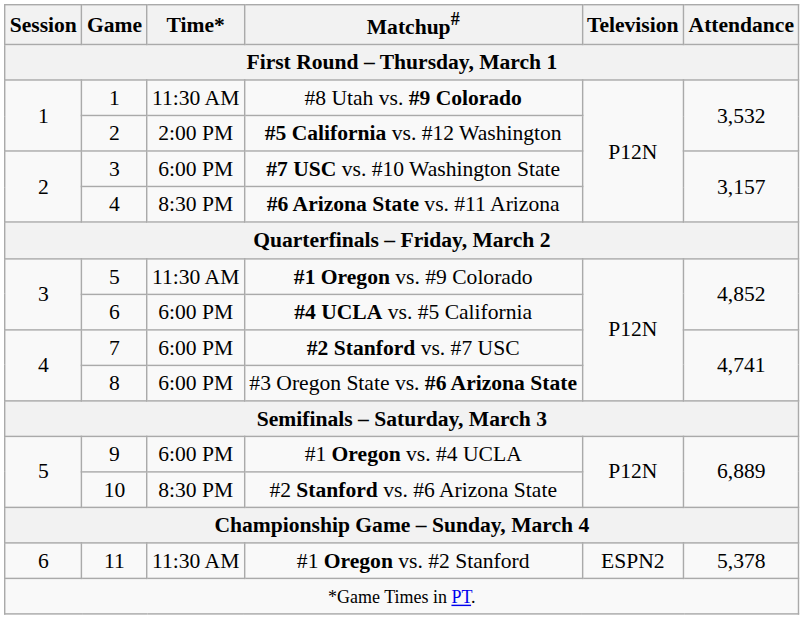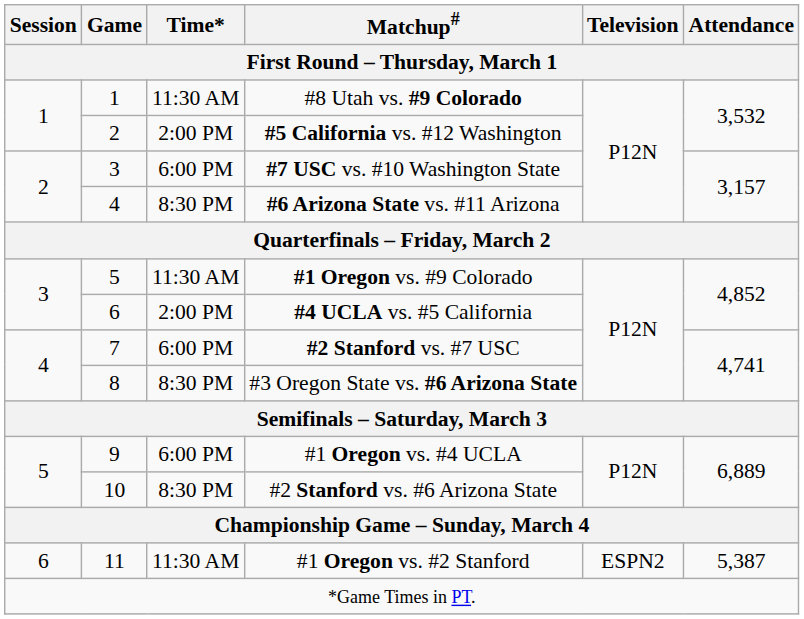(196, 311) 6:00 PM -> (196, 311) 2:00 PM
(196, 382) 6:00 PM -> (196, 382) 8:30 PM
(741, 560) 5,378 -> (741, 560) 5,387
